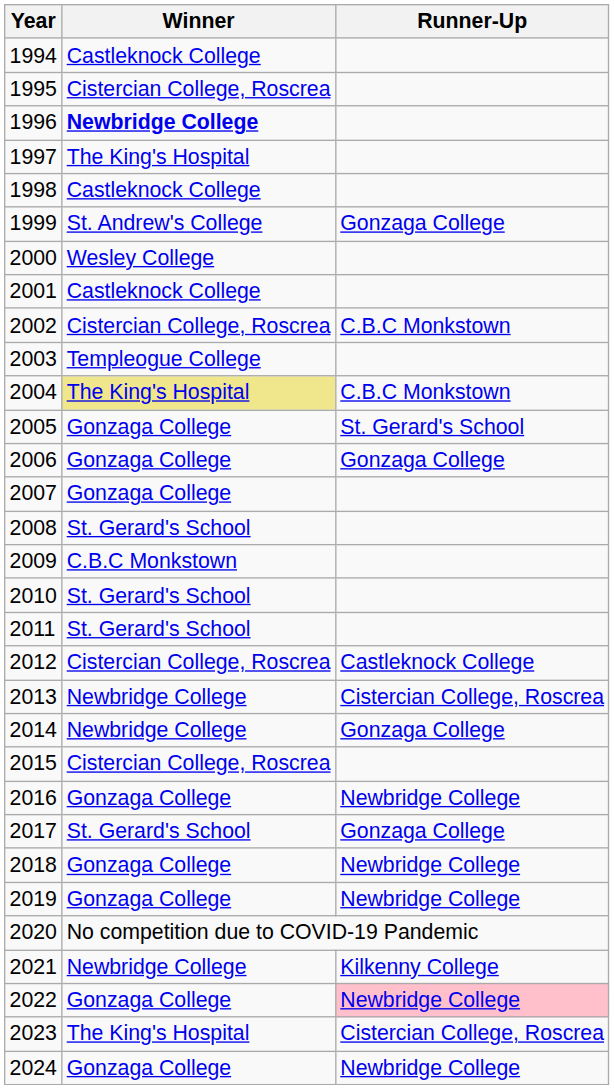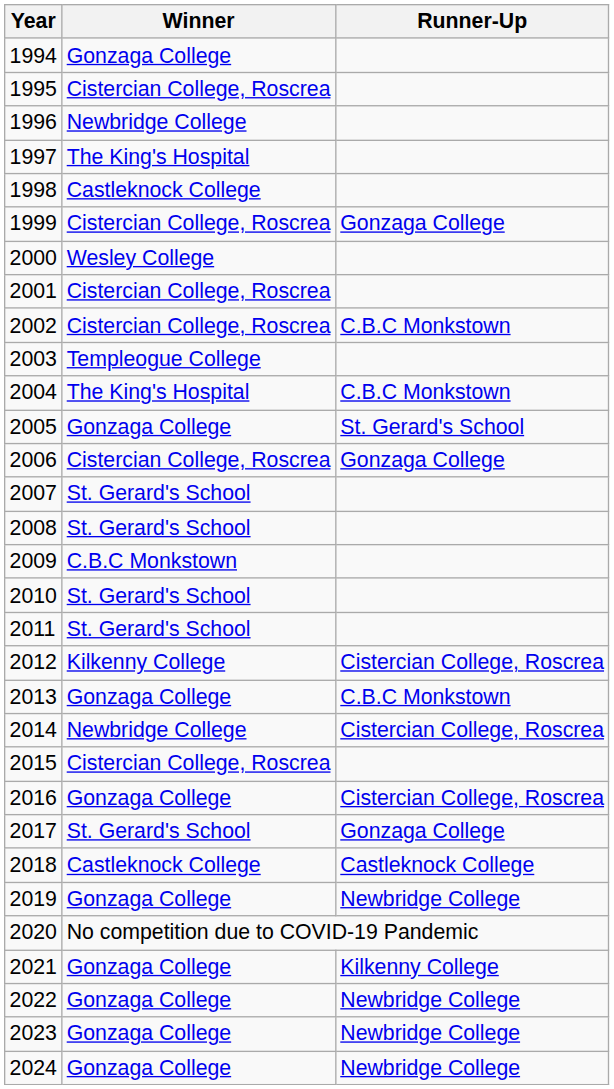(164, 55) Castleknock College -> (149, 55) Gonzaga College
(162, 122) bold -> (157, 122) normal
(165, 223) St. Andrew's College -> (199, 223) Cistercian College, Roscrea
(164, 291) Castleknock College -> (199, 291) Cistercian College, Roscrea
(158, 392) khaki background -> (158, 392) no background
(149, 460) Gonzaga College -> (199, 460) Cistercian College, Roscrea
(149, 493) Gonzaga College -> (159, 493) St. Gerard's School
(199, 662) Cistercian College, Roscrea -> (146, 662) Kilkenny College
(437, 662) Castleknock College -> (472, 662) Cistercian College, Roscrea
(157, 696) Newbridge College -> (149, 696) Gonzaga College
(472, 696) Cistercian College, Roscrea -> (425, 696) C.B.C Monkstown
(423, 730) Gonzaga College -> (472, 730) Cistercian College, Roscrea
(430, 797) Newbridge College -> (472, 797) Cistercian College, Roscrea
(149, 865) Gonzaga College -> (164, 865) Castleknock College
(430, 865) Newbridge College -> (437, 865) Castleknock College
(157, 966) Newbridge College -> (149, 966) Gonzaga College
(430, 1000) pink background -> (430, 1000) no background
(158, 1033) The King's Hospital -> (149, 1033) Gonzaga College
(472, 1033) Cistercian College, Roscrea -> (430, 1033) Newbridge College
